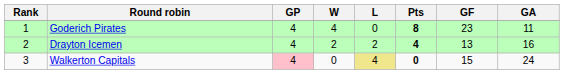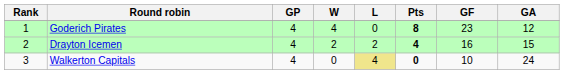(528, 28) 11 -> (528, 28) 12
(467, 45) 13 -> (467, 45) 16
(528, 45) 16 -> (528, 45) 15
(293, 61) pink background -> (293, 61) no background
(467, 61) 15 -> (467, 61) 10
